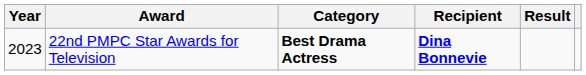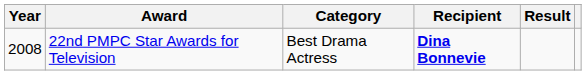(25, 49) 2023 -> (25, 49) 2008
(324, 49) bold -> (327, 49) normal
